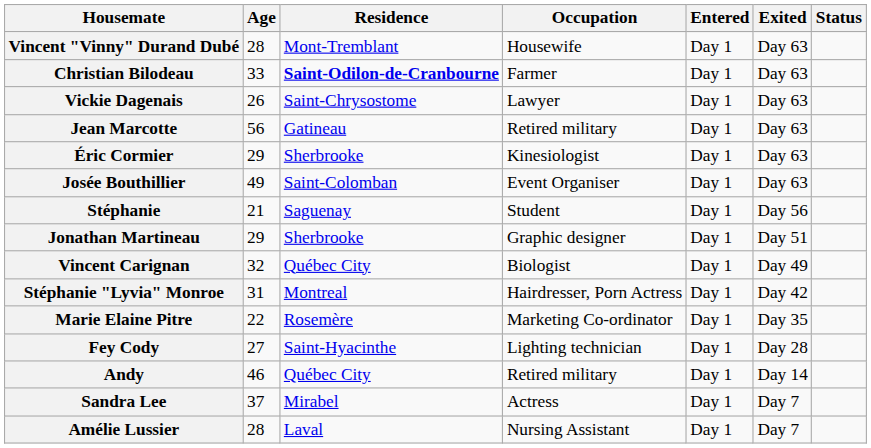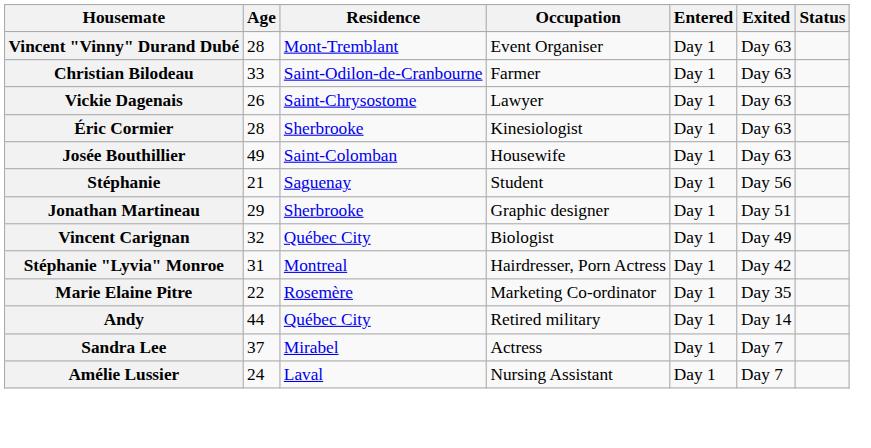(544, 45) Housewife -> (547, 45) Event Organiser
(391, 73) bold -> (383, 73) normal
- row: (124, 127)
(256, 155) 29 -> (256, 127) 28
(563, 182) Event Organiser -> (528, 155) Housewife
- row: (124, 347)
(256, 374) 46 -> (256, 319) 44
(256, 429) 28 -> (256, 374) 24
